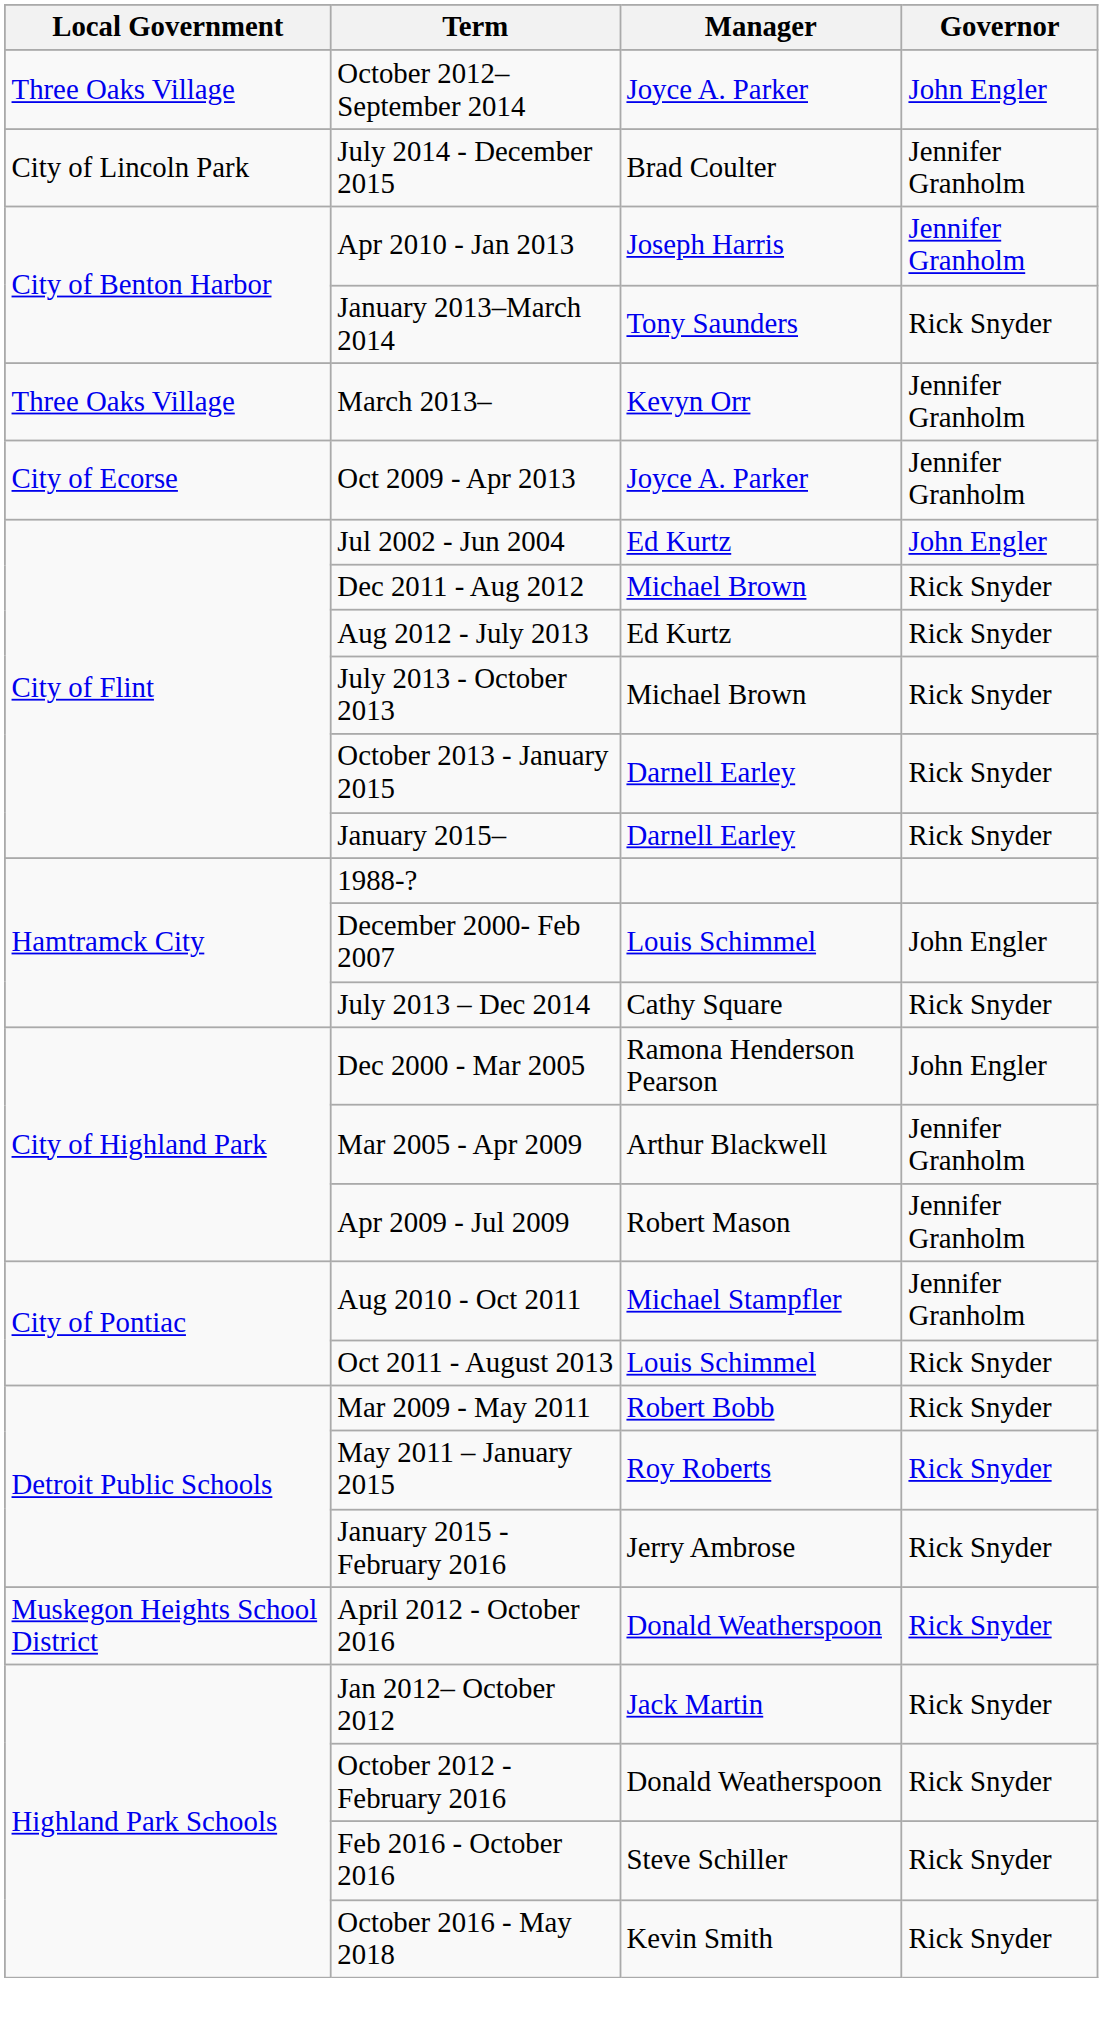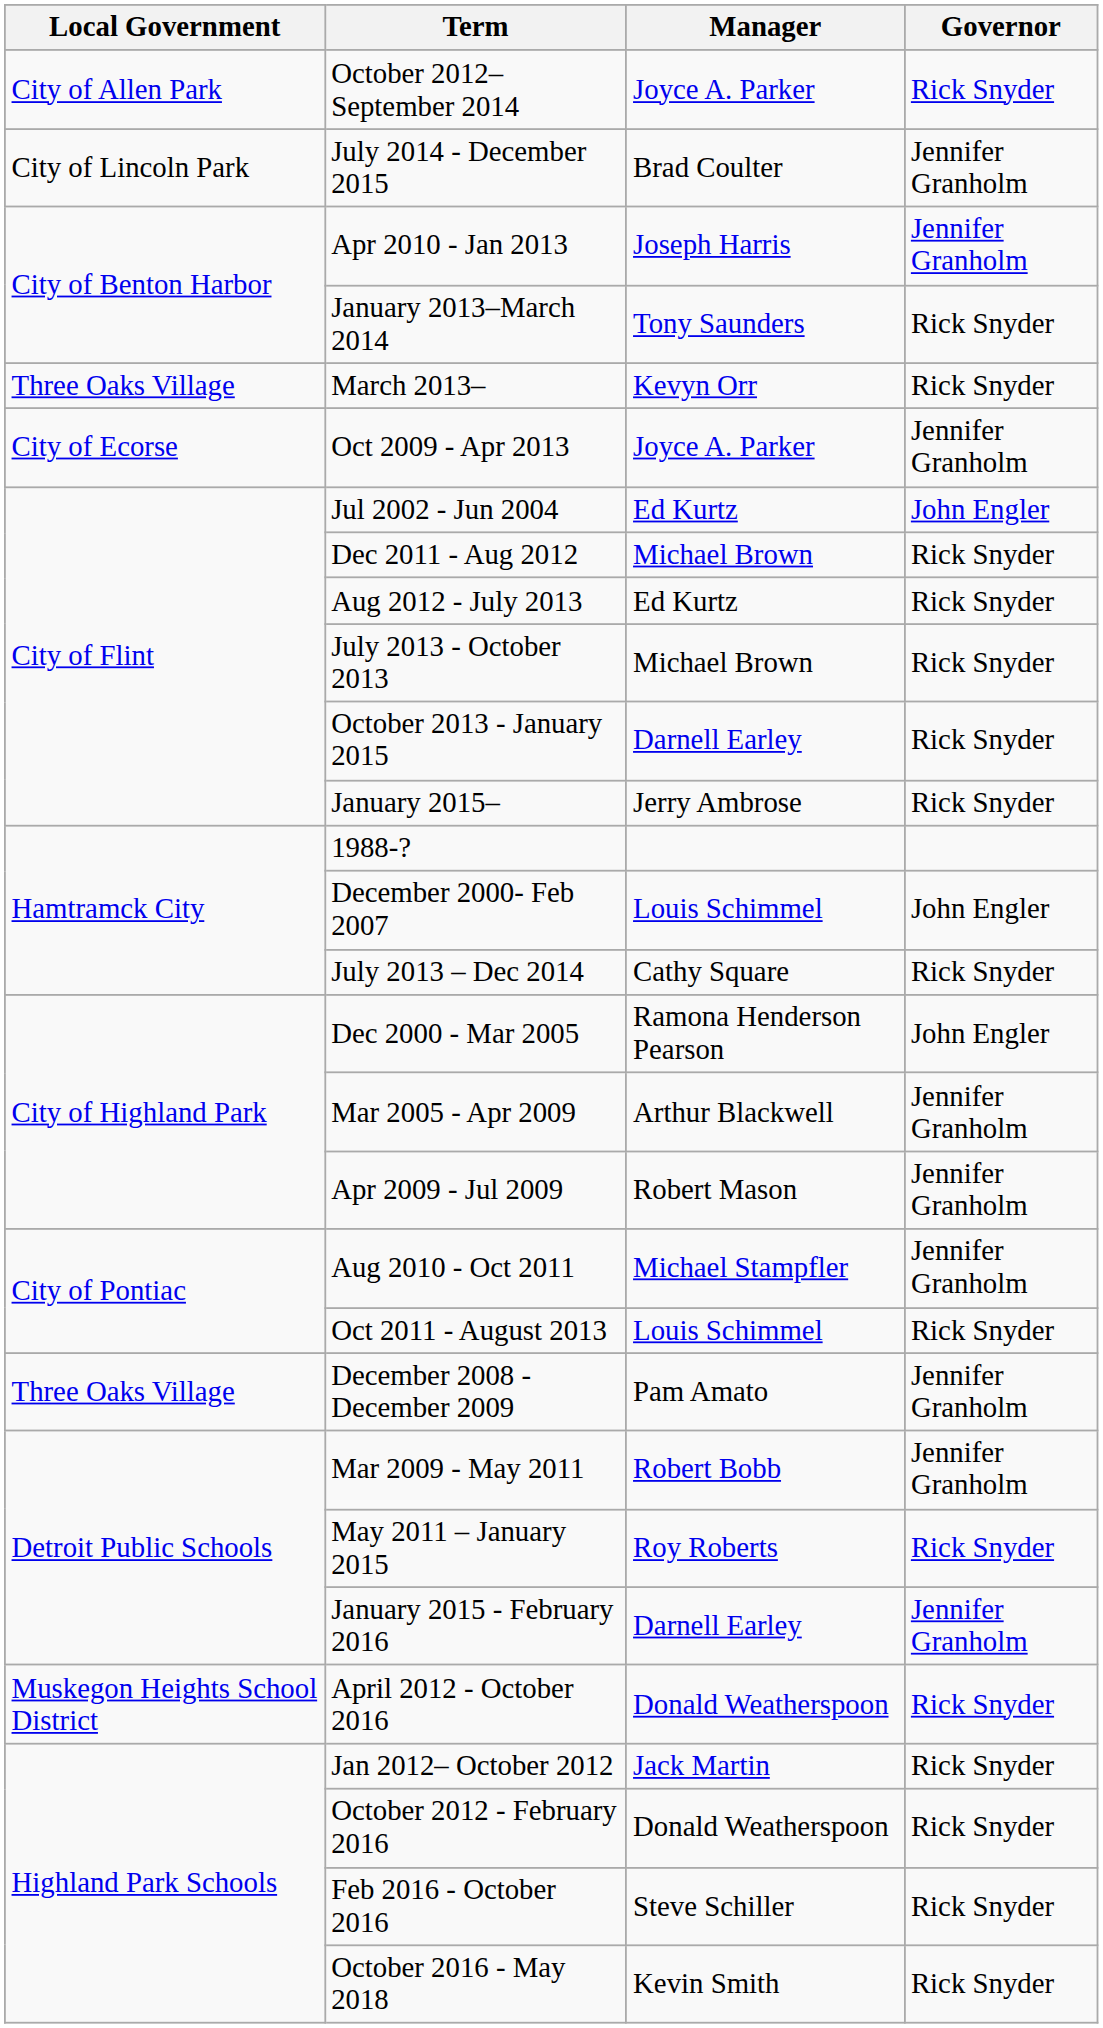(123, 89) Three Oaks Village -> (117, 89) City of Allen Park
(978, 89) John Engler -> (982, 89) Rick Snyder
(967, 401) Jennifer Granholm -> (982, 385) Rick Snyder
(711, 834) Darnell Earley -> (717, 802) Jerry Ambrose
+ row: (431, 1391)
(980, 1407) Rick Snyder -> (969, 1469) Jennifer Granholm
(711, 1547) Jerry Ambrose -> (717, 1625) Darnell Earley
(980, 1547) Rick Snyder -> (969, 1625) Jennifer Granholm
